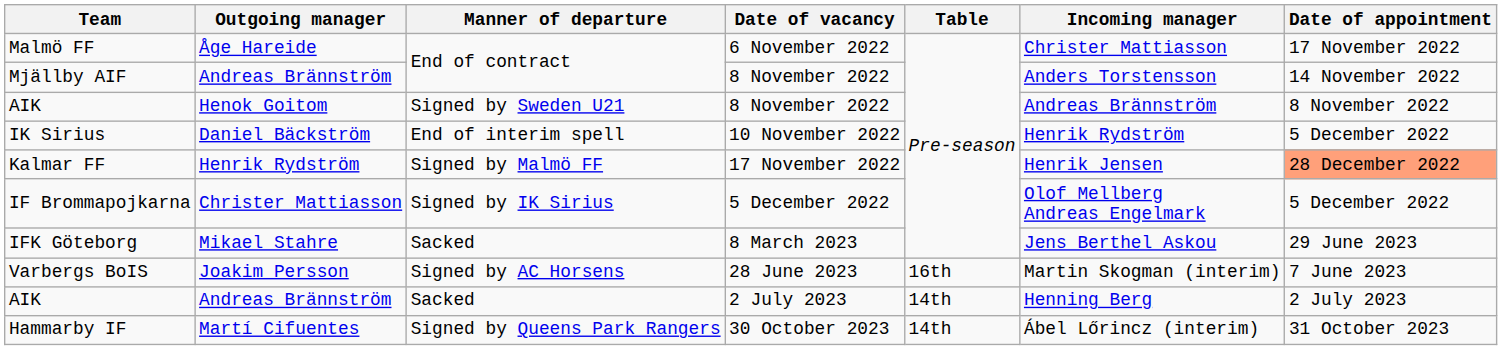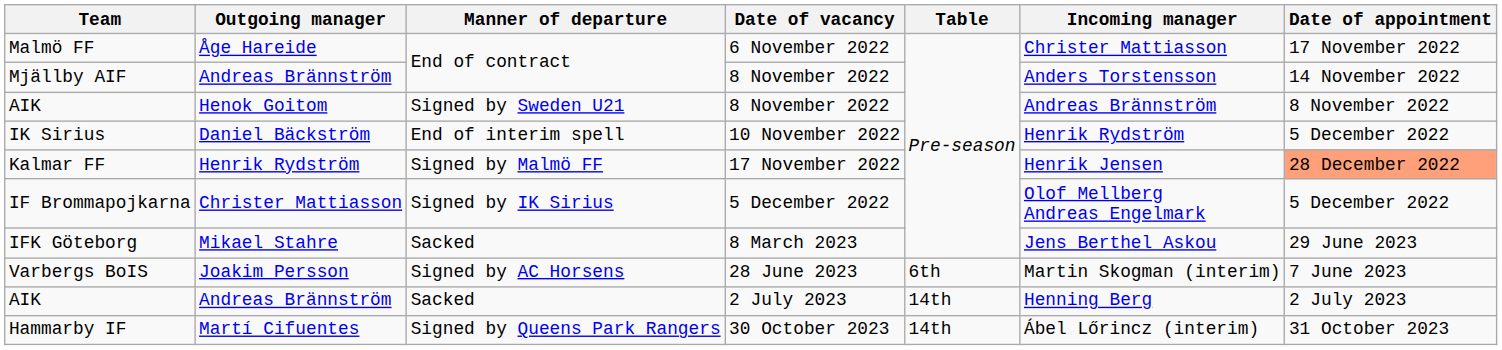(930, 272) 16th -> (925, 272) 6th
